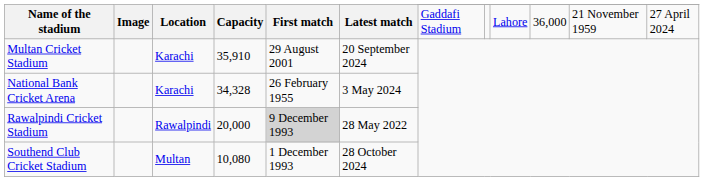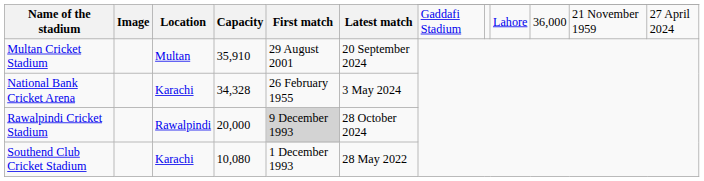(174, 56) Karachi -> (173, 56) Multan
(375, 125) 28 May 2022 -> (370, 125) 28 October 2024
(173, 159) Multan -> (174, 159) Karachi
(370, 159) 28 October 2024 -> (375, 159) 28 May 2022
